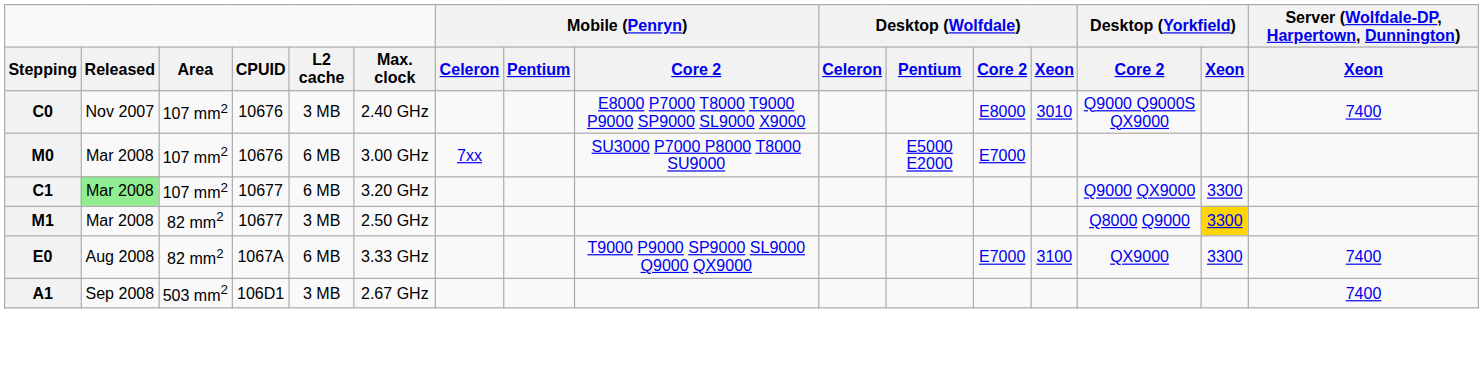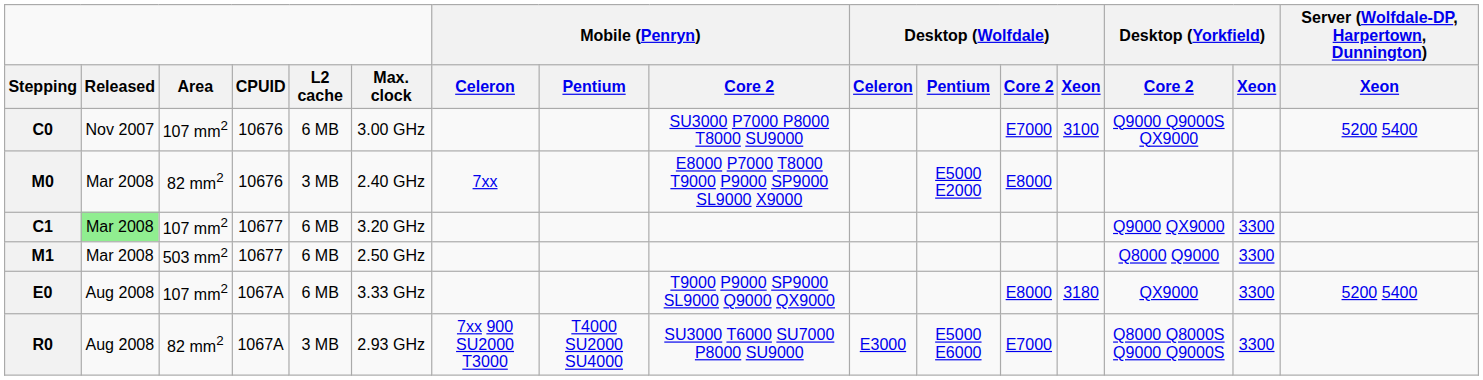(322, 112) 3 MB -> (320, 129) 6 MB
(395, 112) 2.40 GHz -> (391, 129) 3.00 GHz
(696, 112) E8000 P7000 T8000 T9000 P9000 SP9000 SL9000 X9000 -> (749, 129) SU3000 P7000 P8000 T8000 SU9000
(1002, 112) E8000 -> (1029, 129) E7000
(1054, 112) 3010 -> (1081, 129) 3100
(1364, 112) 7400 -> (1379, 129) 5200 5400
(195, 155) 107 mm2 -> (195, 181) 82 mm2
(322, 155) 6 MB -> (320, 181) 3 MB
(395, 155) 3.00 GHz -> (391, 181) 2.40 GHz
(696, 155) SU3000 P7000 P8000 T8000 SU9000 -> (749, 181) E8000 P7000 T8000 T9000 P9000 SP9000 SL9000 X9000
(1002, 155) E7000 -> (1029, 181) E8000
(195, 220) 82 mm2 -> (195, 256) 503 mm2
(322, 220) 3 MB -> (320, 256) 6 MB
(1225, 220) gold background -> (1257, 256) no background
(195, 257) 82 mm2 -> (195, 292) 107 mm2
(1002, 257) E7000 -> (1029, 292) E8000
(1054, 257) 3100 -> (1081, 292) 3180
(1364, 257) 7400 -> (1379, 292) 5200 5400
+ row: (43, 344)
- row: (43, 293)
